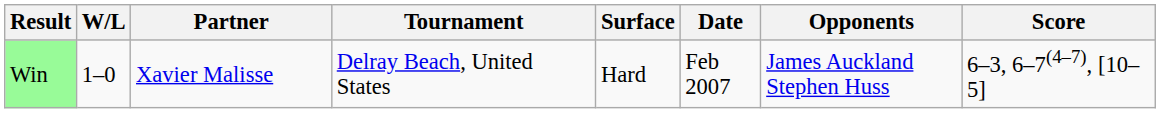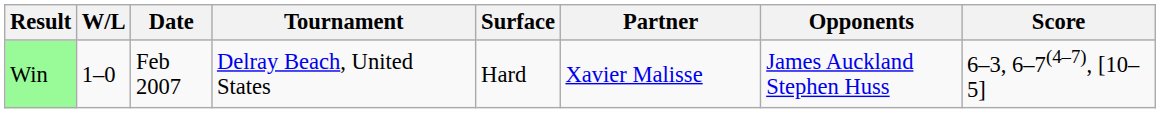columns swapped: (721, 22) <-> (231, 22)
